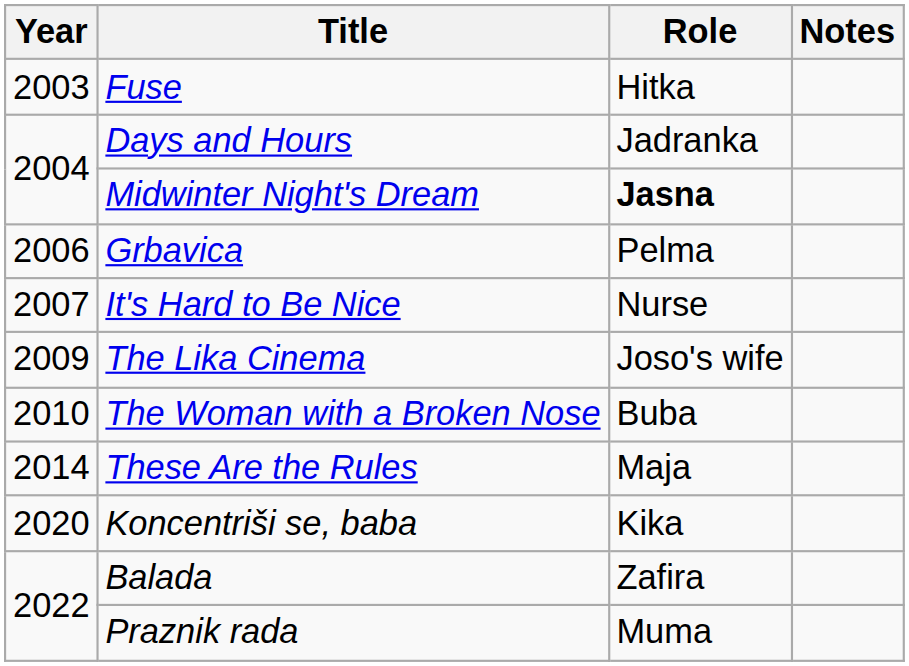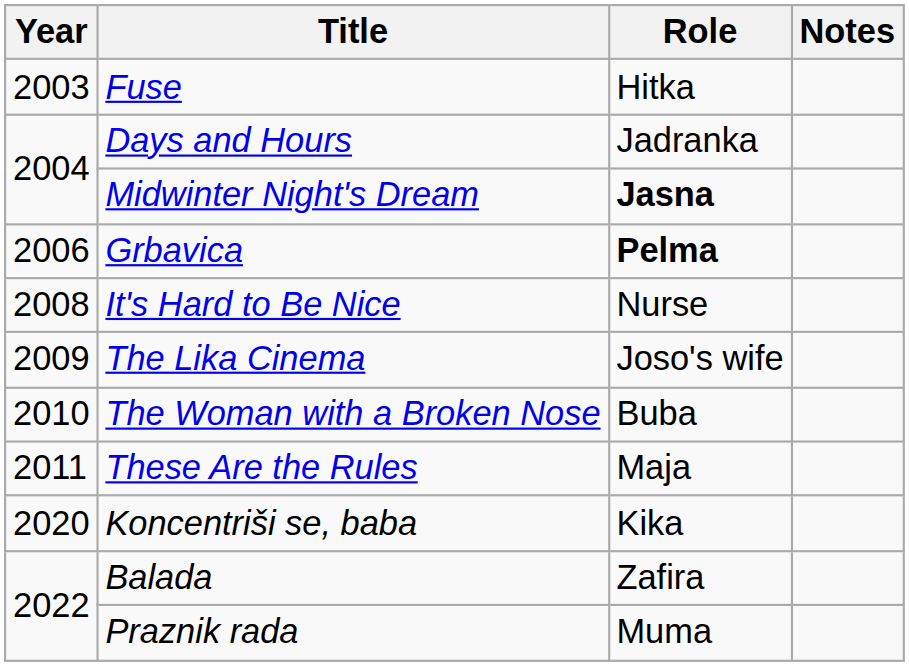(665, 250) normal -> (667, 250) bold
(51, 304) 2007 -> (51, 304) 2008
(51, 468) 2014 -> (50, 468) 2011
